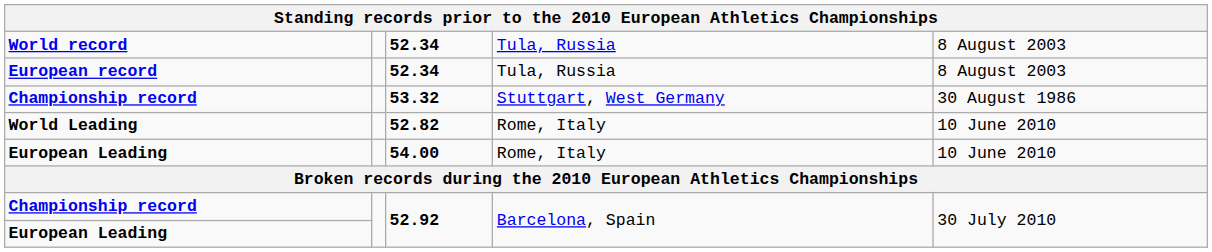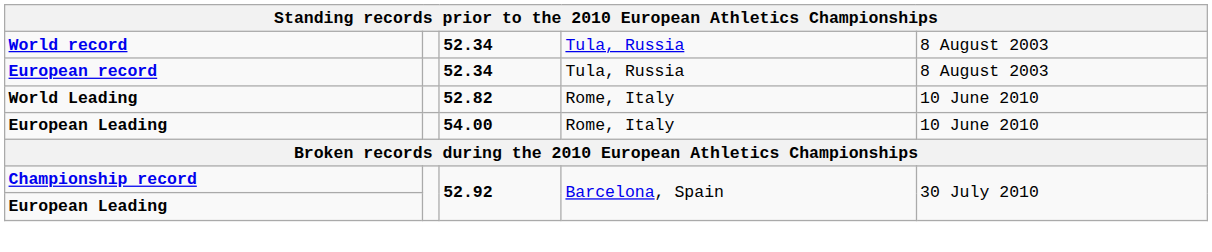- row: (103, 99)
